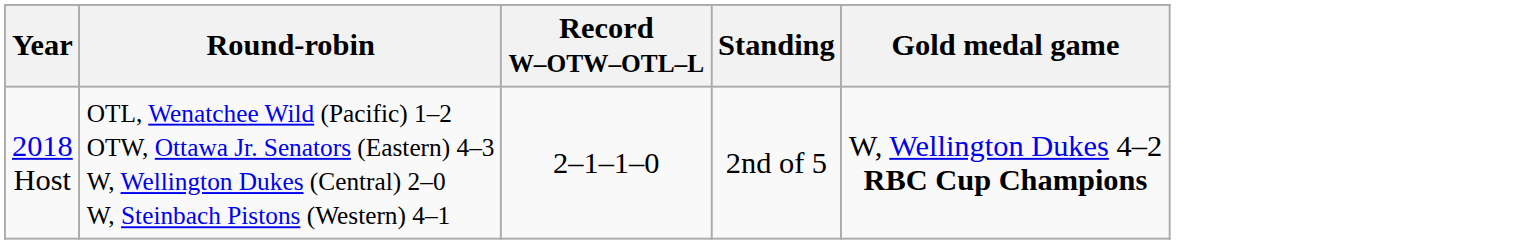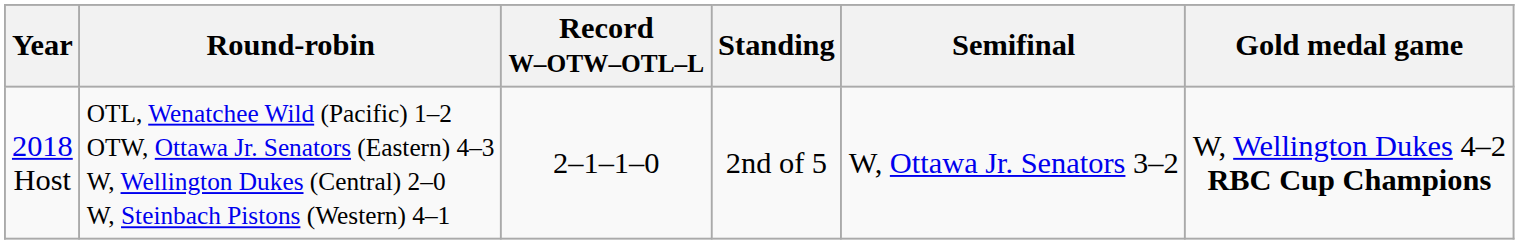+ column: (1014, 45)
